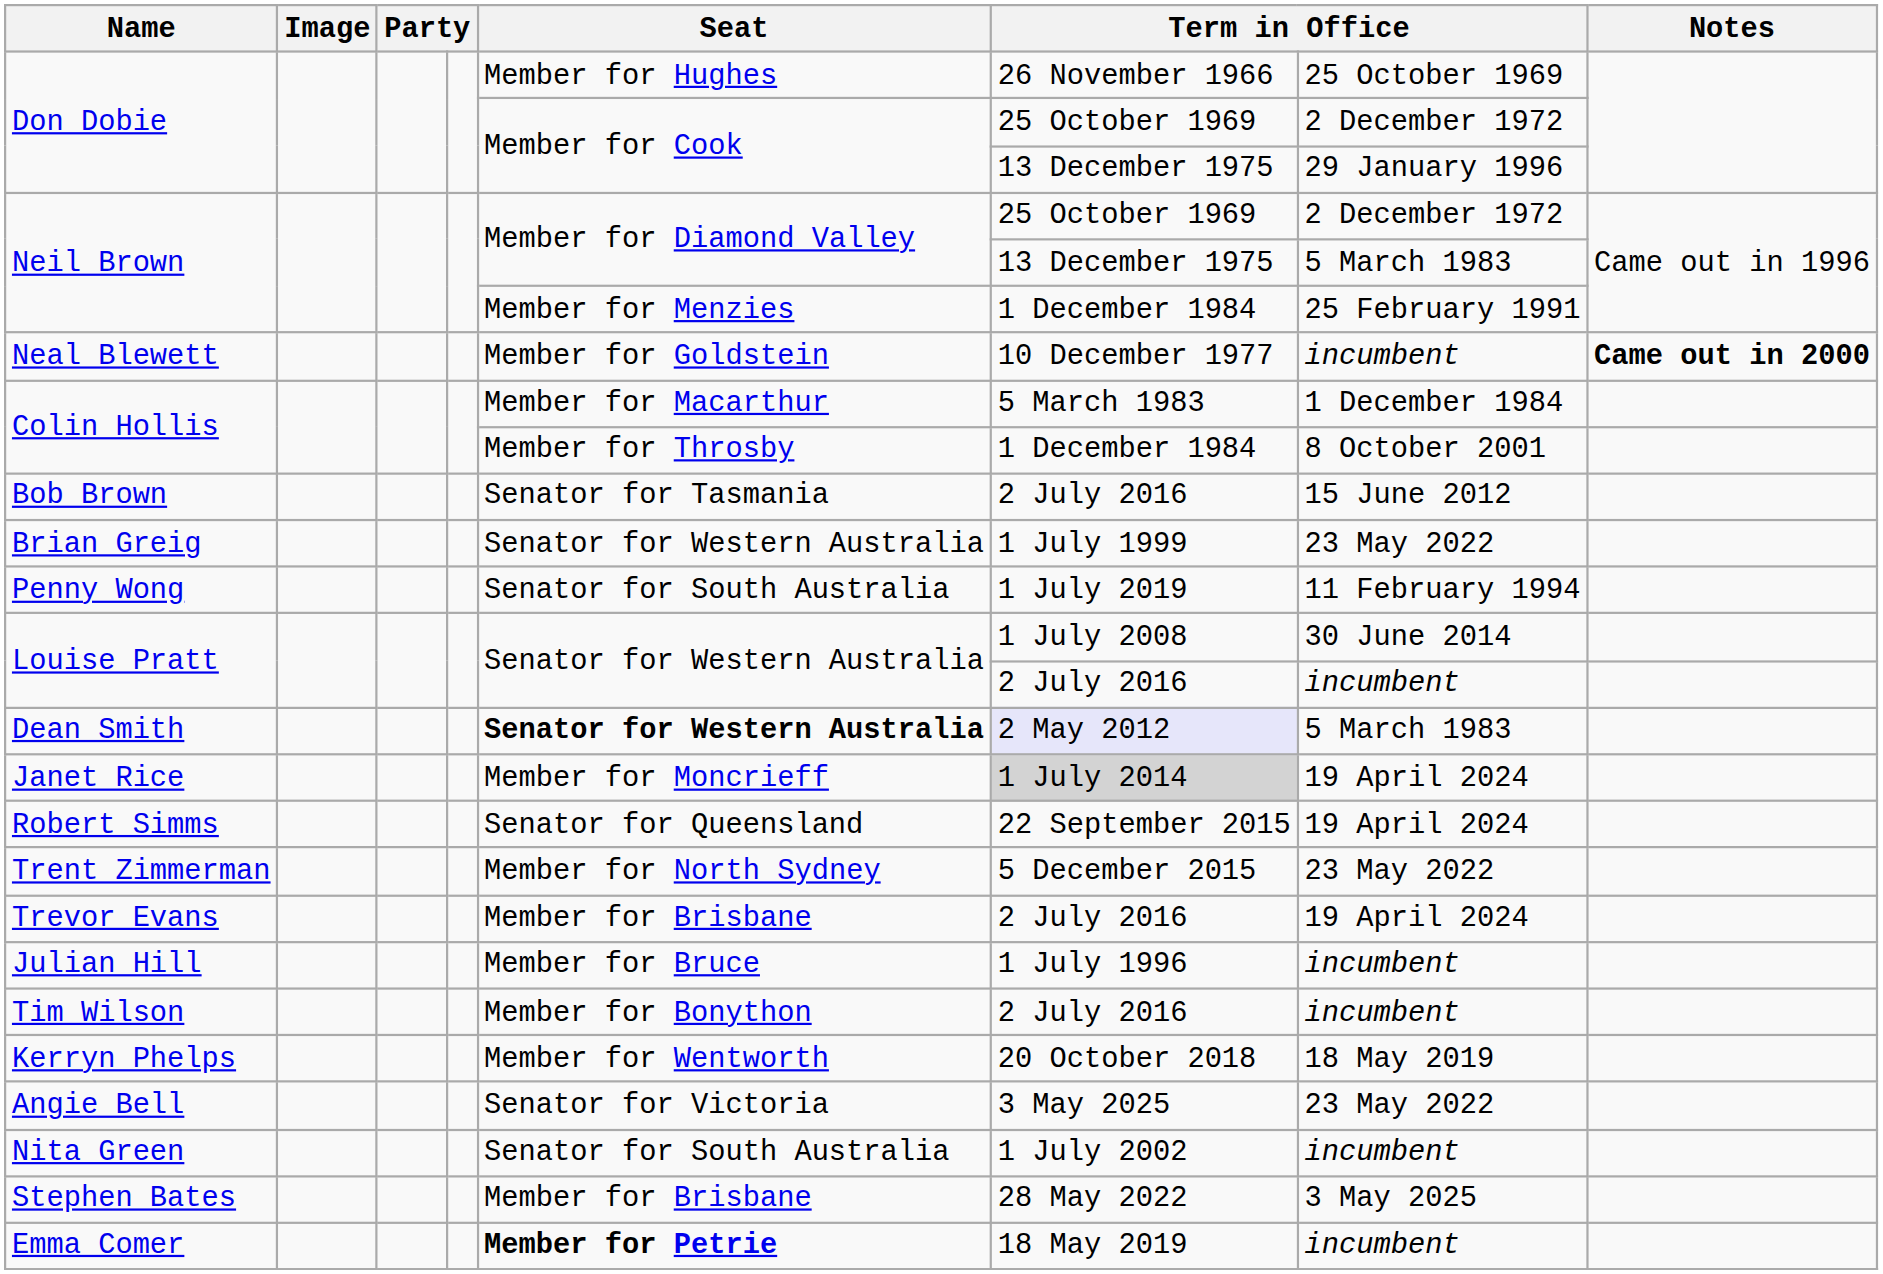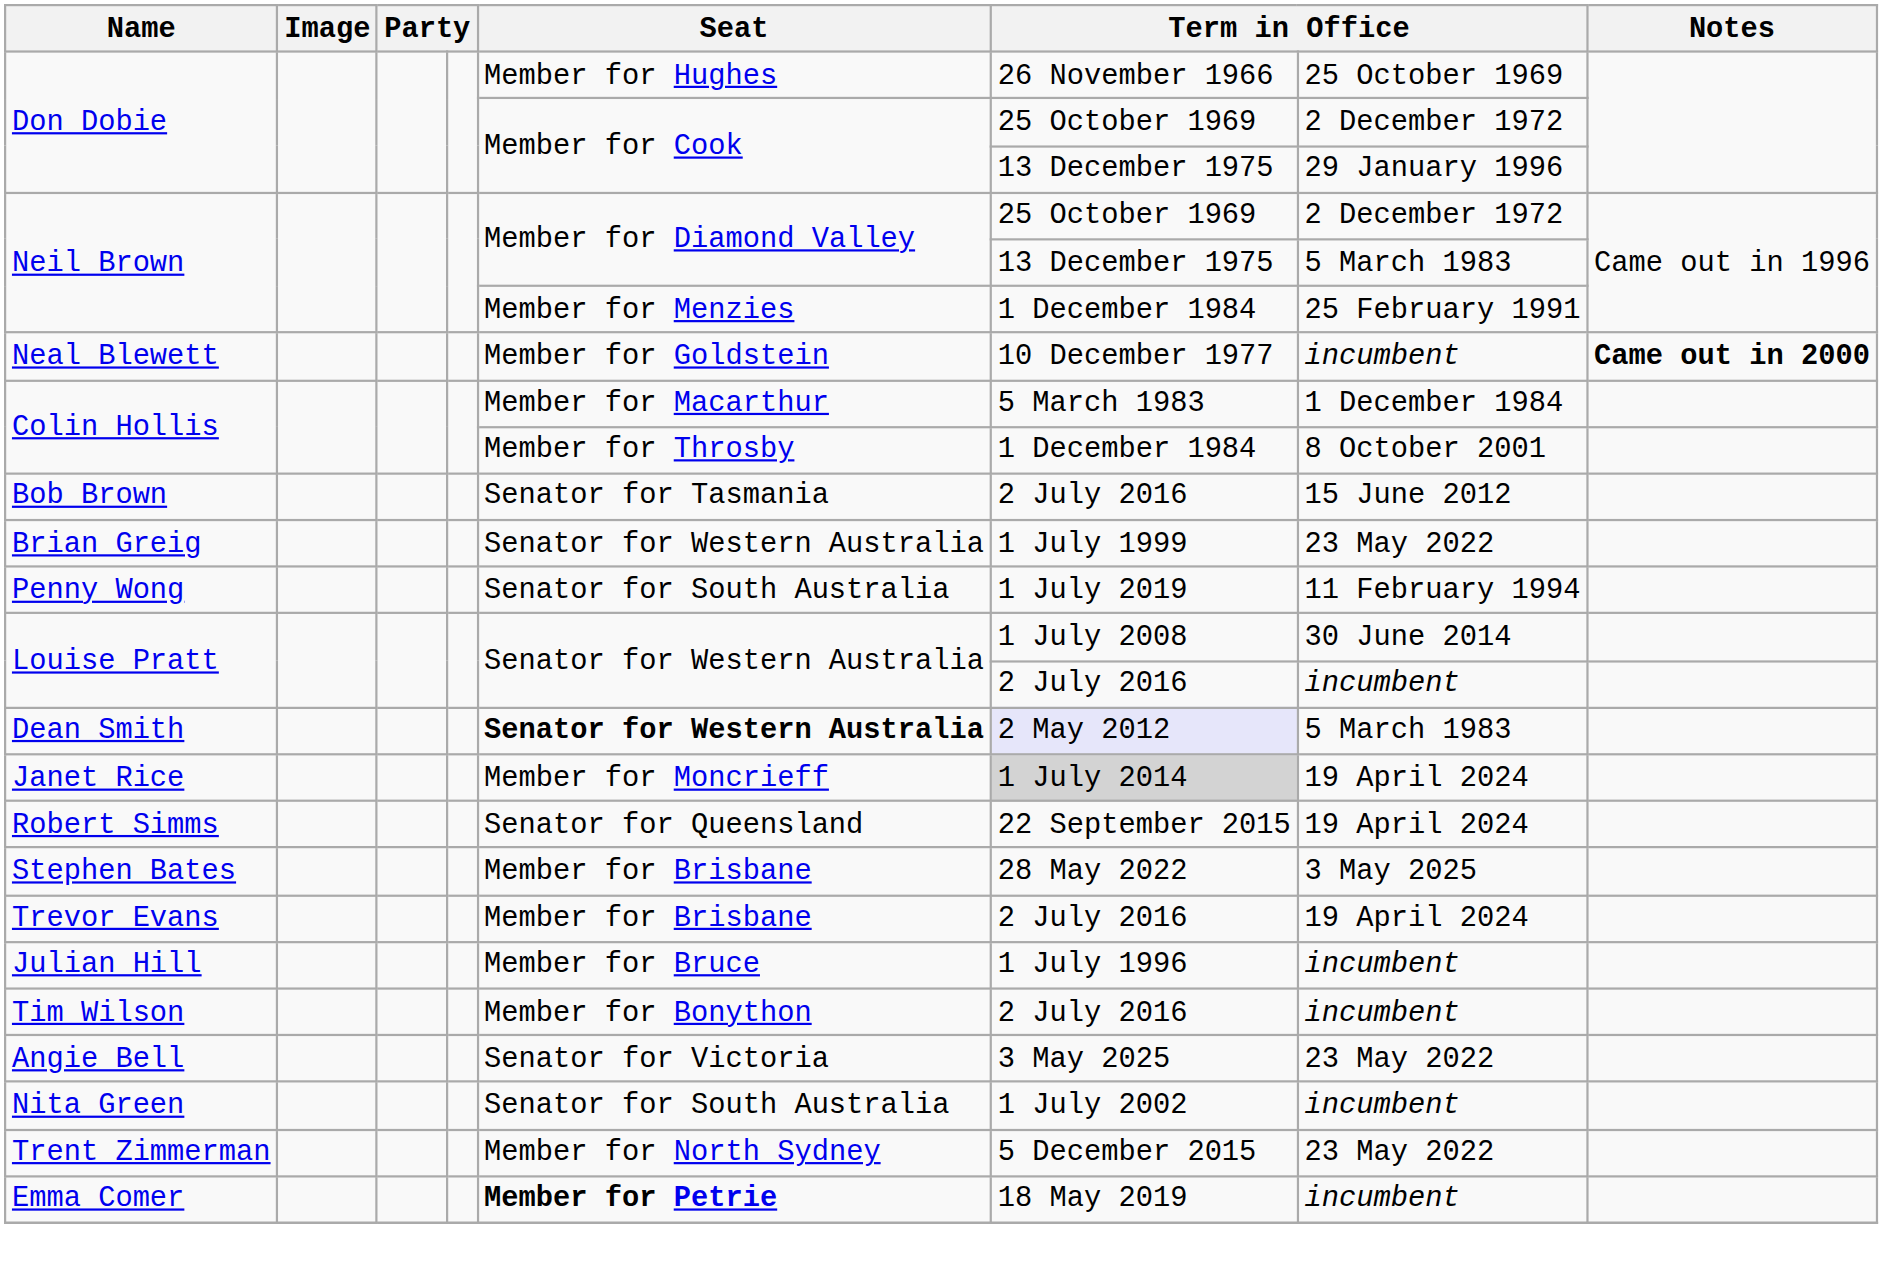rows swapped: (141, 871) <-> (124, 1199)
- row: (124, 1059)
